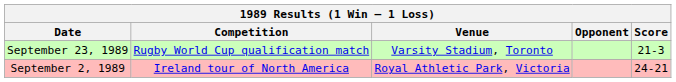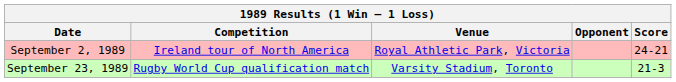rows swapped: (68, 50) <-> (68, 68)
